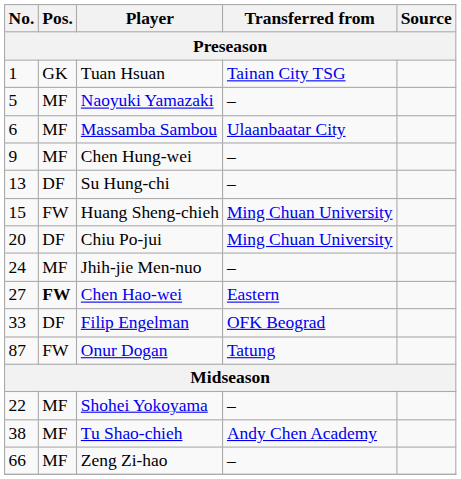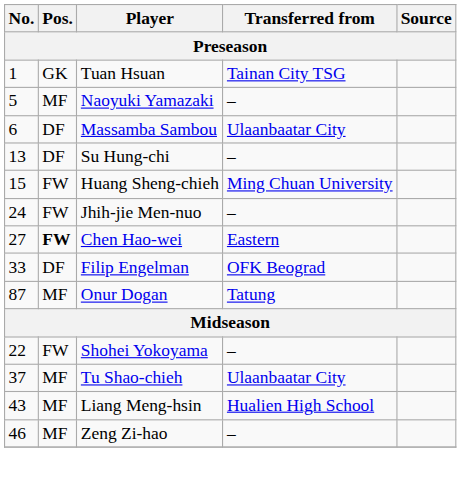(55, 128) MF -> (53, 128) DF
- row: (136, 156)
- row: (121, 239)
(55, 267) MF -> (55, 211) FW
(55, 350) FW -> (55, 294) MF
(55, 405) MF -> (55, 350) FW
(17, 433) 38 -> (17, 377) 37
(302, 433) Andy Chen Academy -> (286, 377) Ulaanbaatar City
+ row: (141, 405)
(17, 460) 66 -> (17, 433) 46
